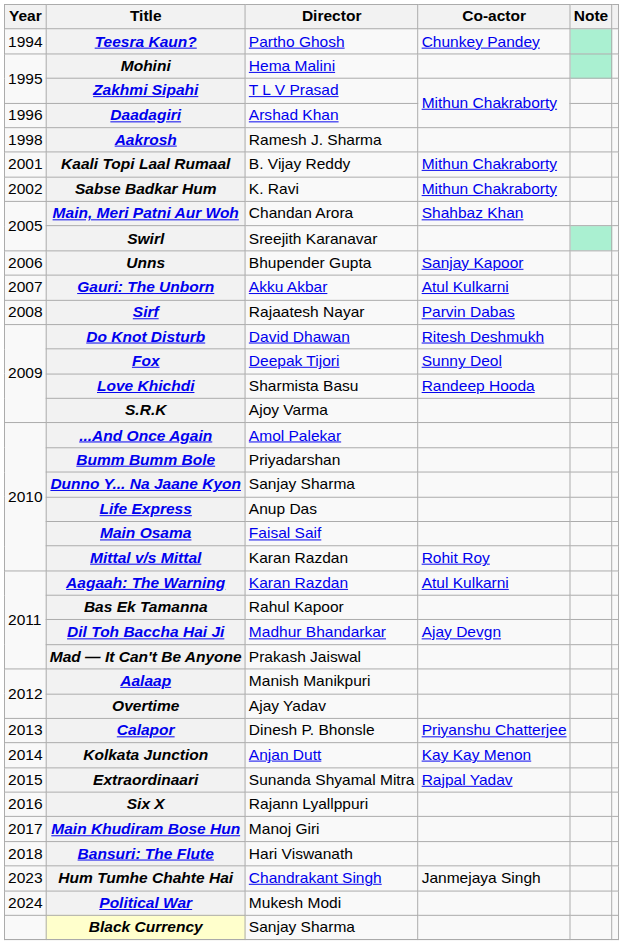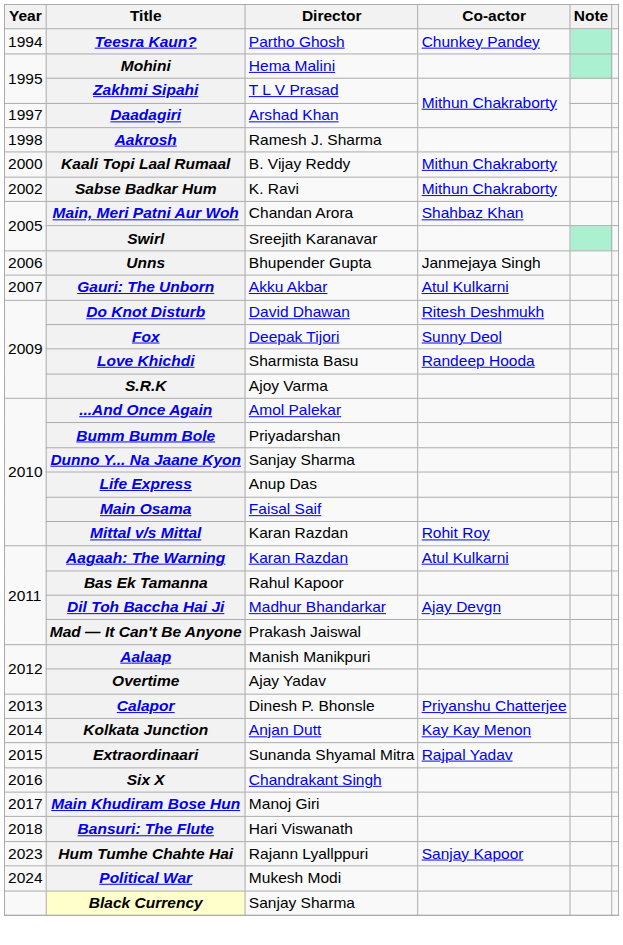(25, 115) 1996 -> (25, 115) 1997
(25, 164) 2001 -> (25, 164) 2000
(473, 262) Sanjay Kapoor -> (481, 262) Janmejaya Singh
- row: (146, 312)
(309, 804) Rajann Lyallppuri -> (315, 779) Chandrakant Singh
(315, 878) Chandrakant Singh -> (309, 853) Rajann Lyallppuri
(481, 878) Janmejaya Singh -> (473, 853) Sanjay Kapoor
